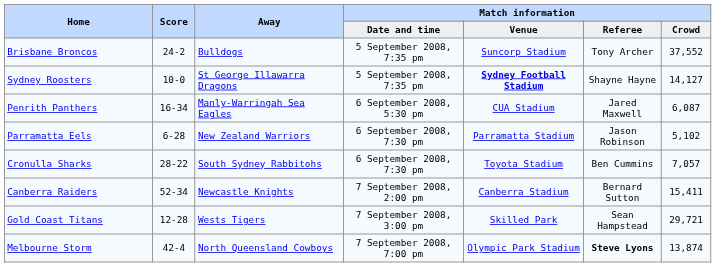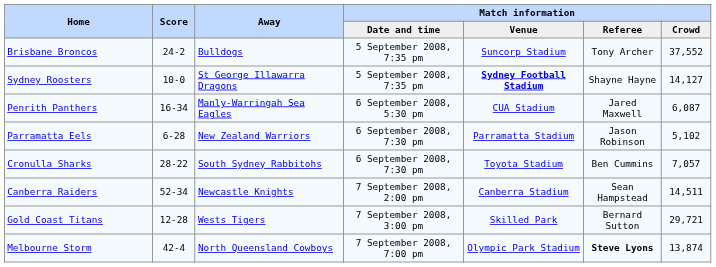(622, 192) Bernard Sutton -> (622, 192) Sean Hampstead
(686, 192) 15,411 -> (686, 192) 14,511
(622, 220) Sean Hampstead -> (622, 220) Bernard Sutton
